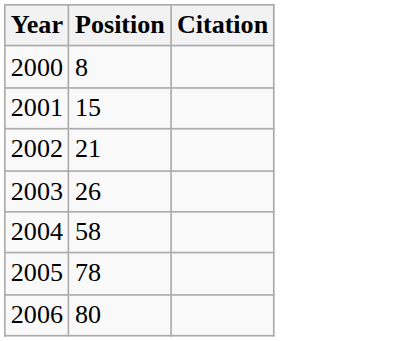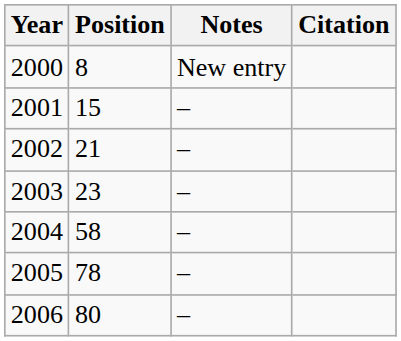+ column: (232, 25)
(88, 190) 26 -> (88, 190) 23
